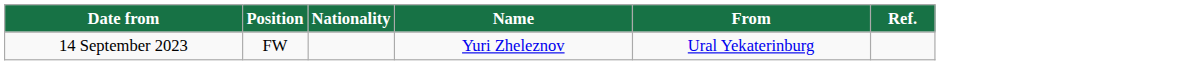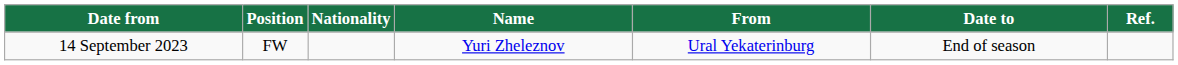+ column: (989, 18)
